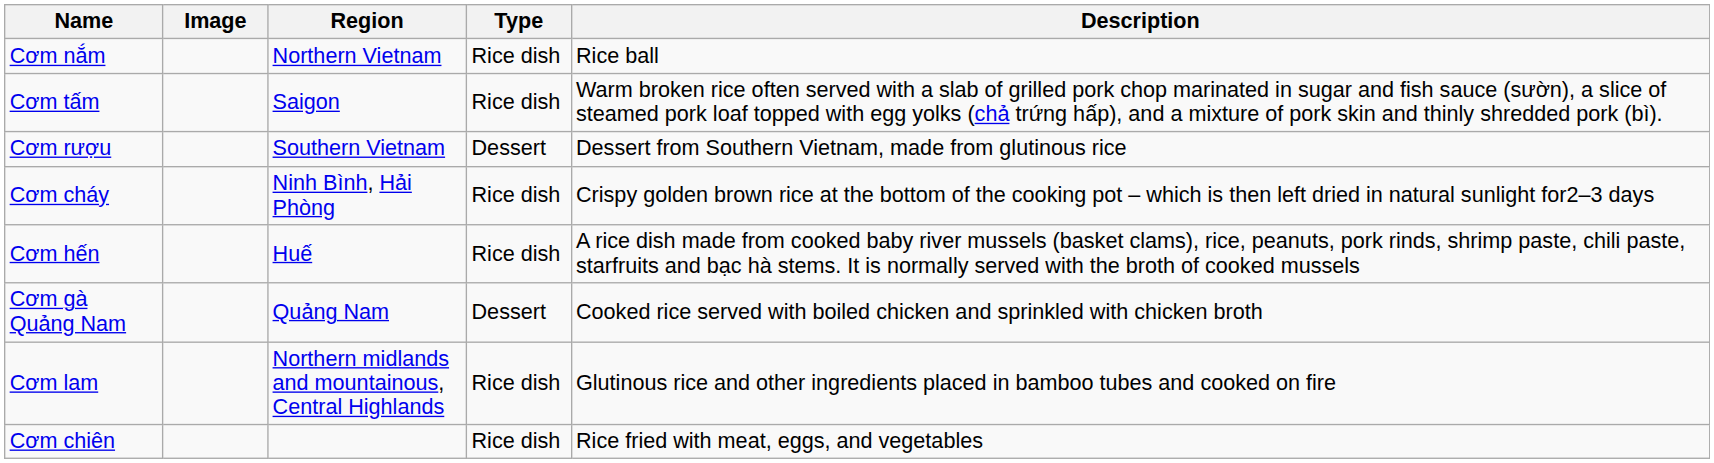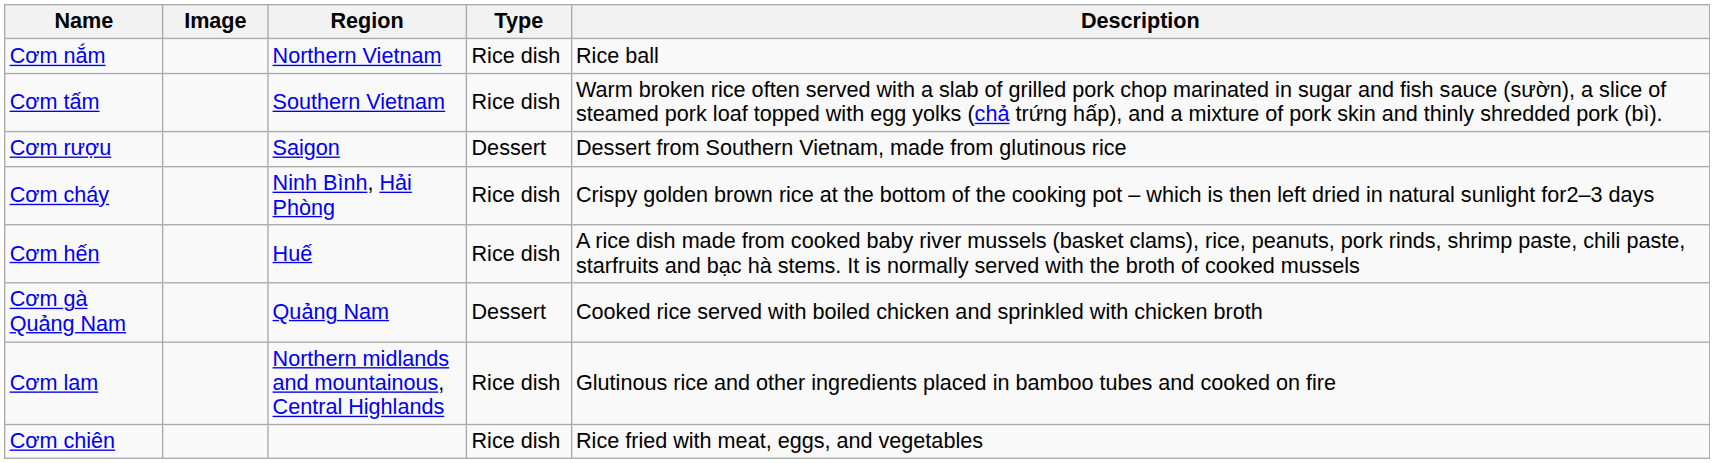(306, 102) Saigon -> (359, 102) Southern Vietnam
(359, 148) Southern Vietnam -> (306, 148) Saigon
